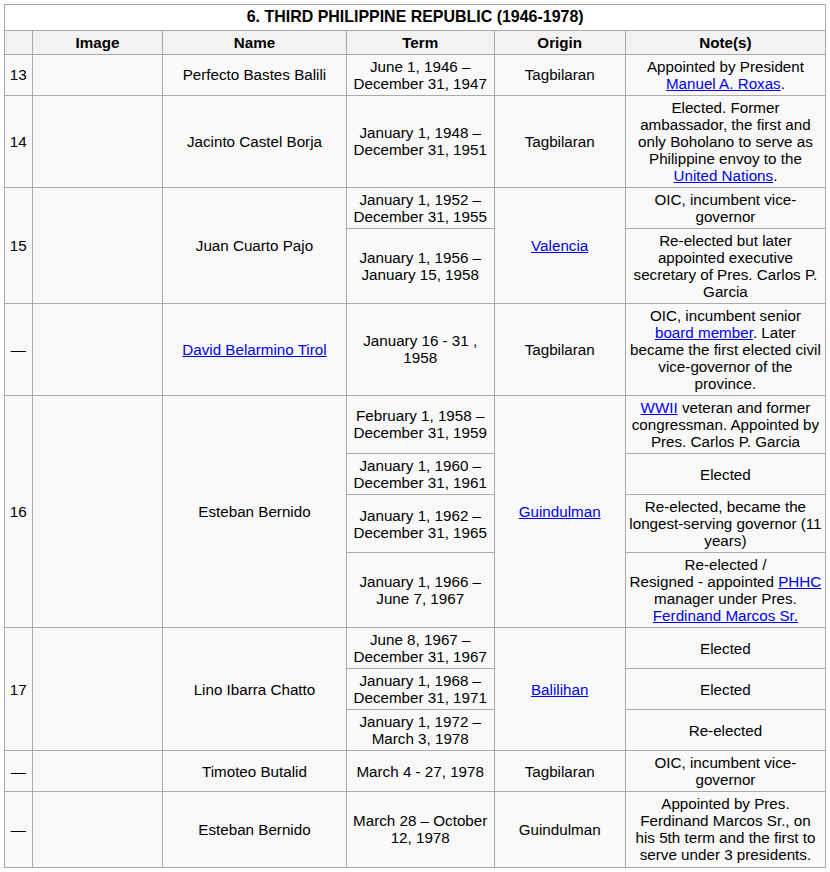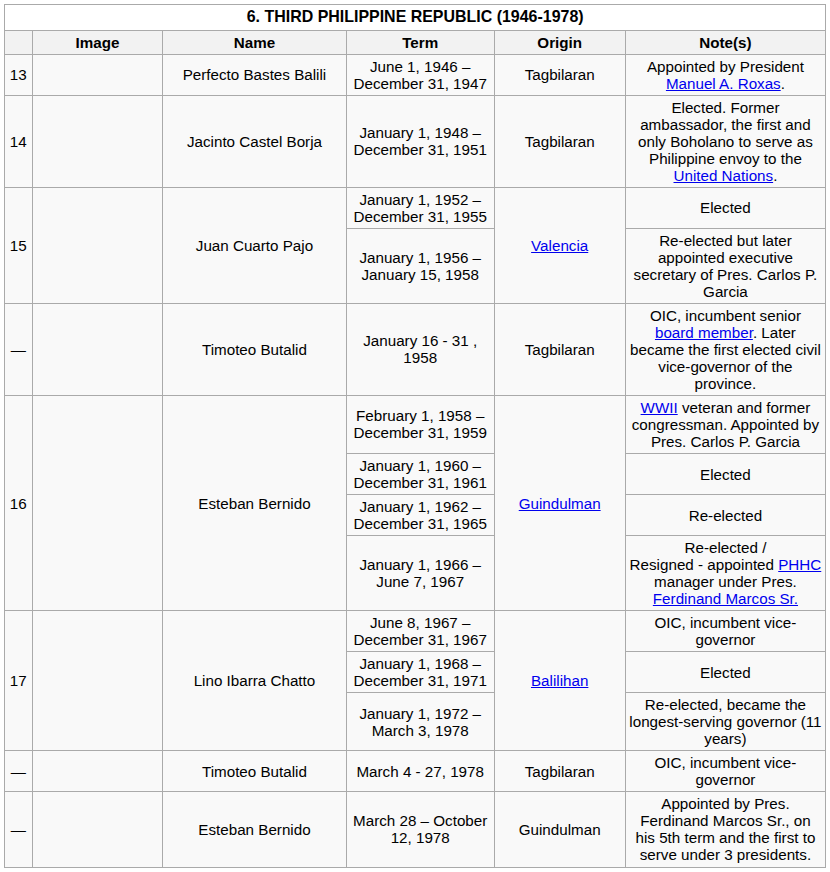(725, 208) OIC, incumbent vice-governor -> (725, 208) Elected
(254, 349) David Belarmino Tirol -> (254, 349) Timoteo Butalid
(725, 524) Re-elected, became the longest-serving governor (11 years) -> (725, 515) Re-elected
(725, 648) Elected -> (725, 631) OIC, incumbent vice-governor
(725, 730) Re-elected -> (725, 722) Re-elected, became the longest-serving governor (11 years)
